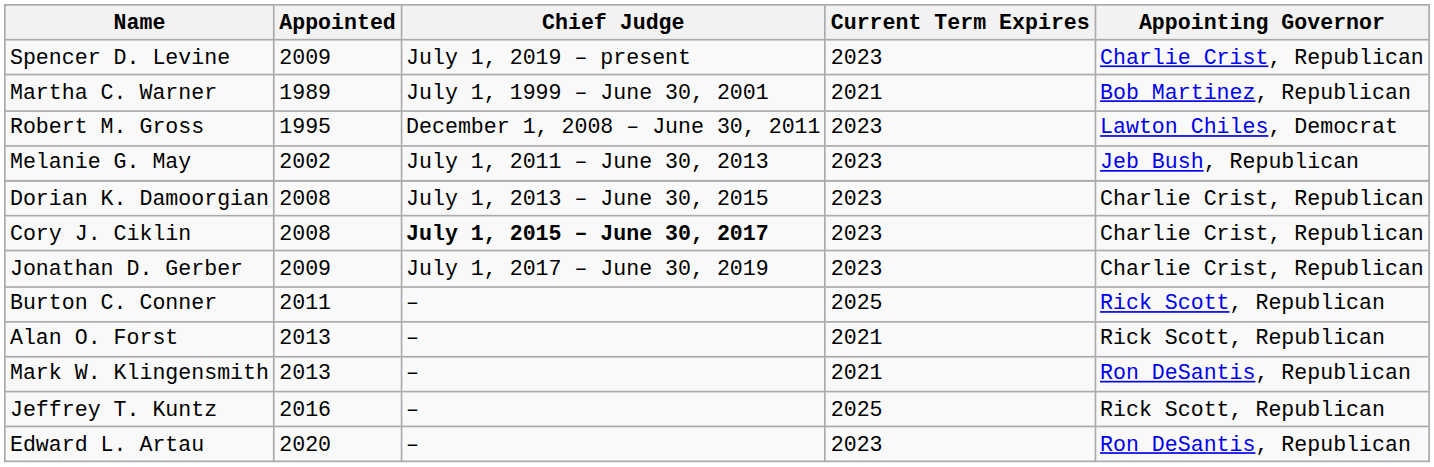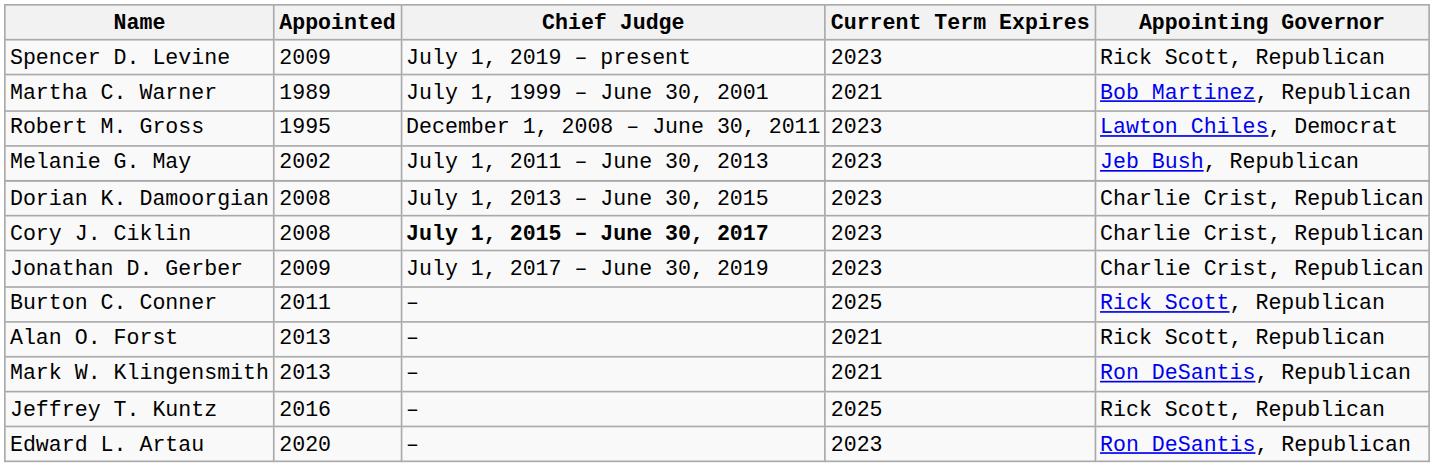(1262, 58) Charlie Crist, Republican -> (1243, 58) Rick Scott, Republican
